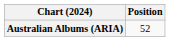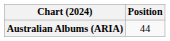(145, 28) 52 -> (145, 28) 44
